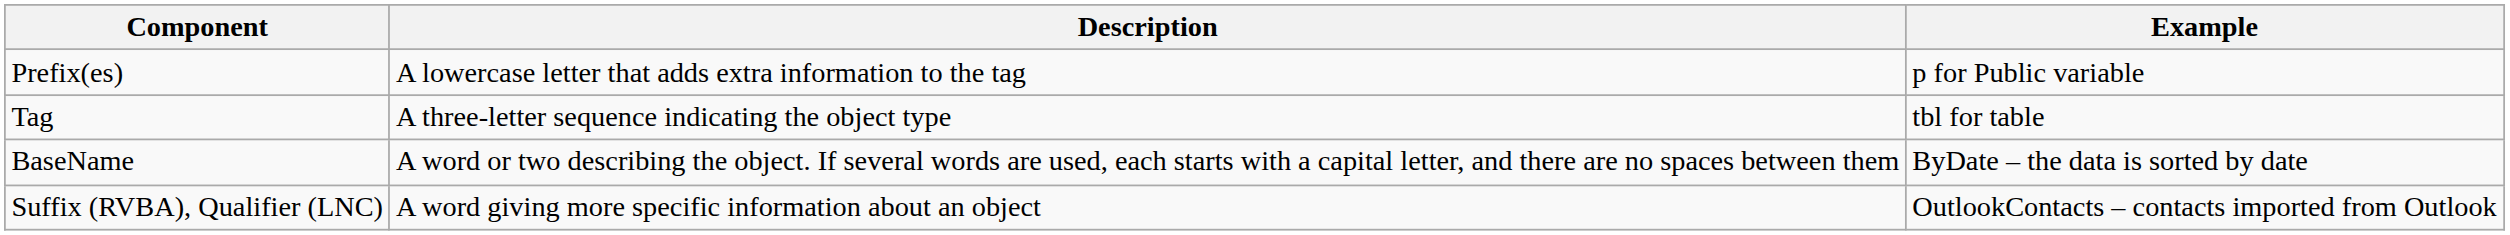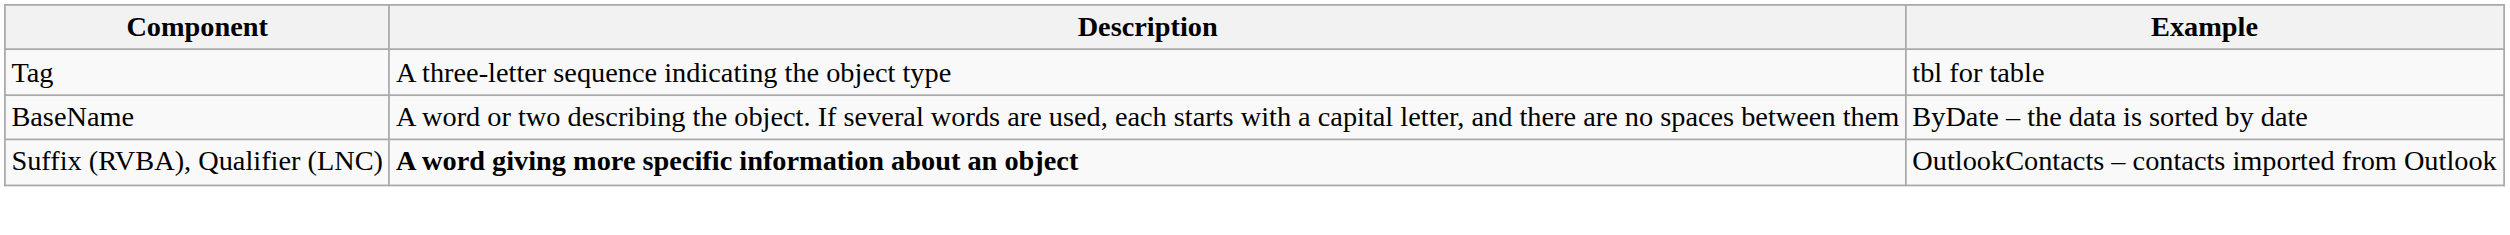- row: (67, 71)
(719, 206) normal -> (737, 161) bold
